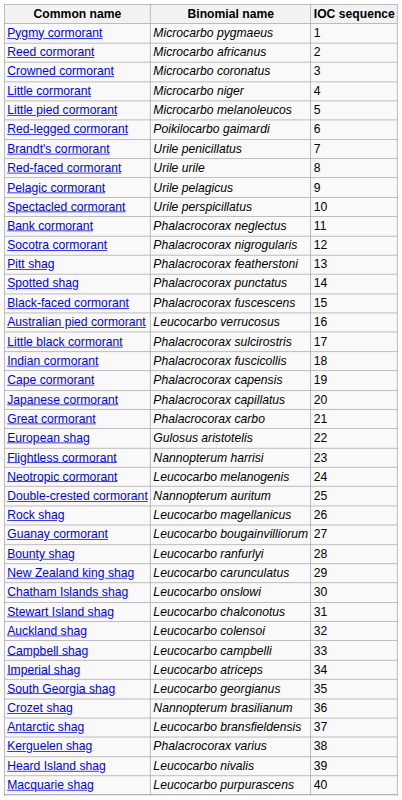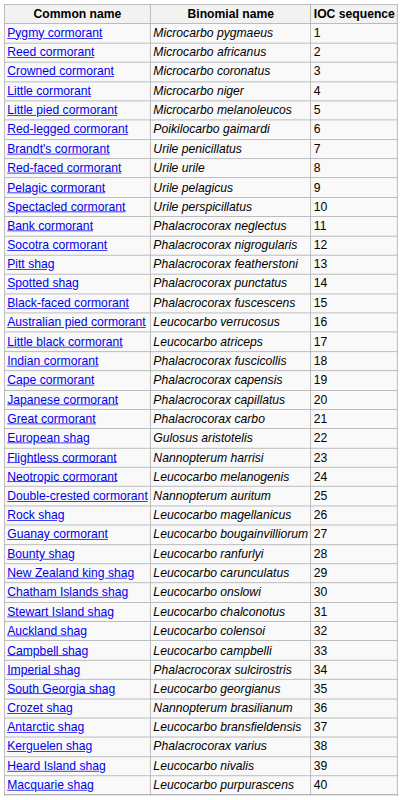(223, 341) Phalacrocorax sulcirostris -> (208, 341) Leucocarbo atriceps
(208, 669) Leucocarbo atriceps -> (223, 669) Phalacrocorax sulcirostris
